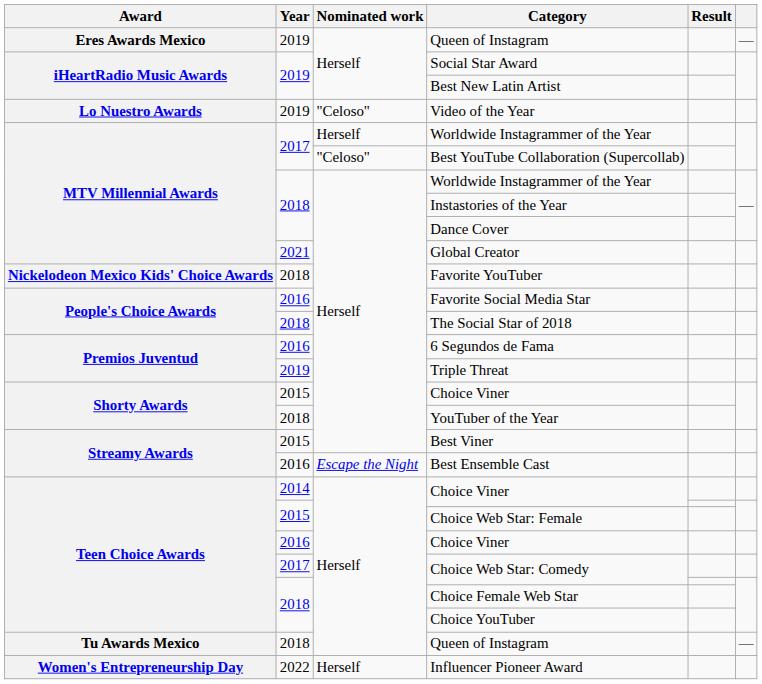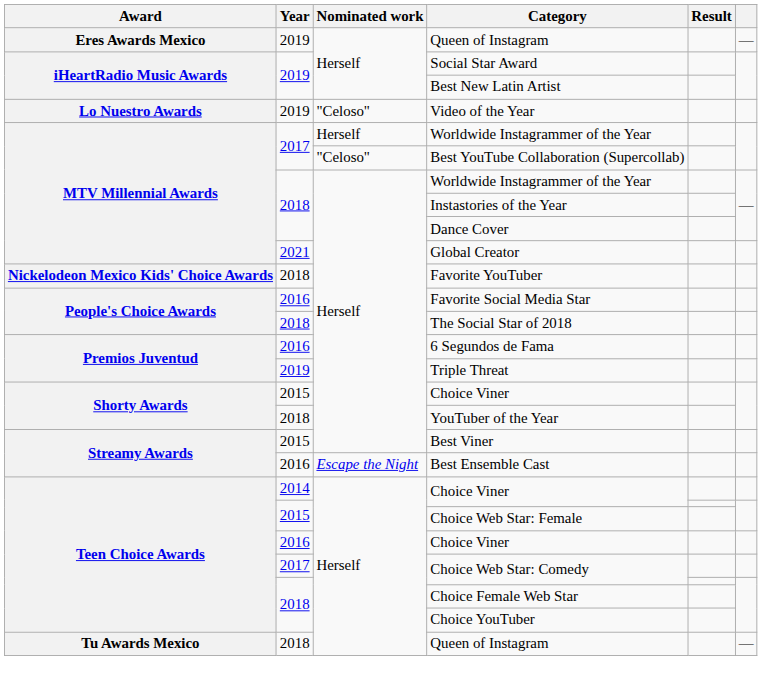- row: (295, 667)
